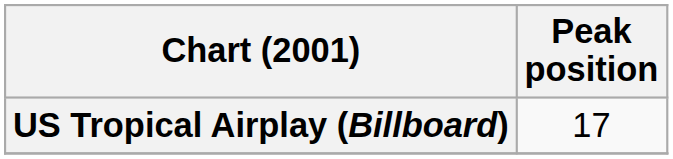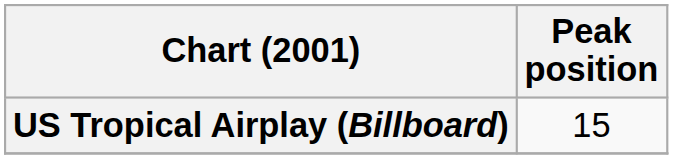(591, 125) 17 -> (591, 125) 15
